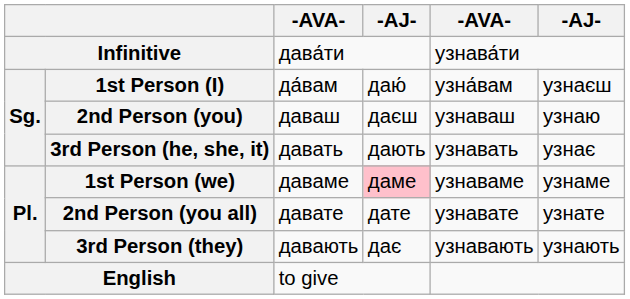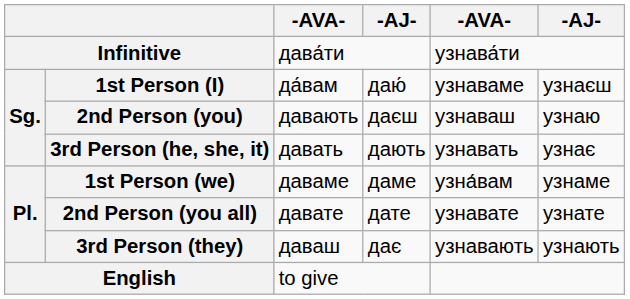(474, 85) узна́вам -> (480, 85) узнаваме
(309, 117) даваш -> (319, 117) давають
(392, 181) pink background -> (392, 181) no background
(480, 181) узнаваме -> (474, 181) узна́вам
(319, 246) давають -> (309, 246) даваш
